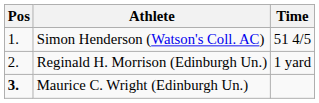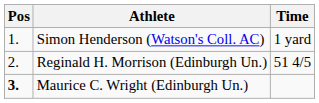(292, 39) 51 4/5 -> (292, 39) 1 yard
(292, 62) 1 yard -> (292, 62) 51 4/5
